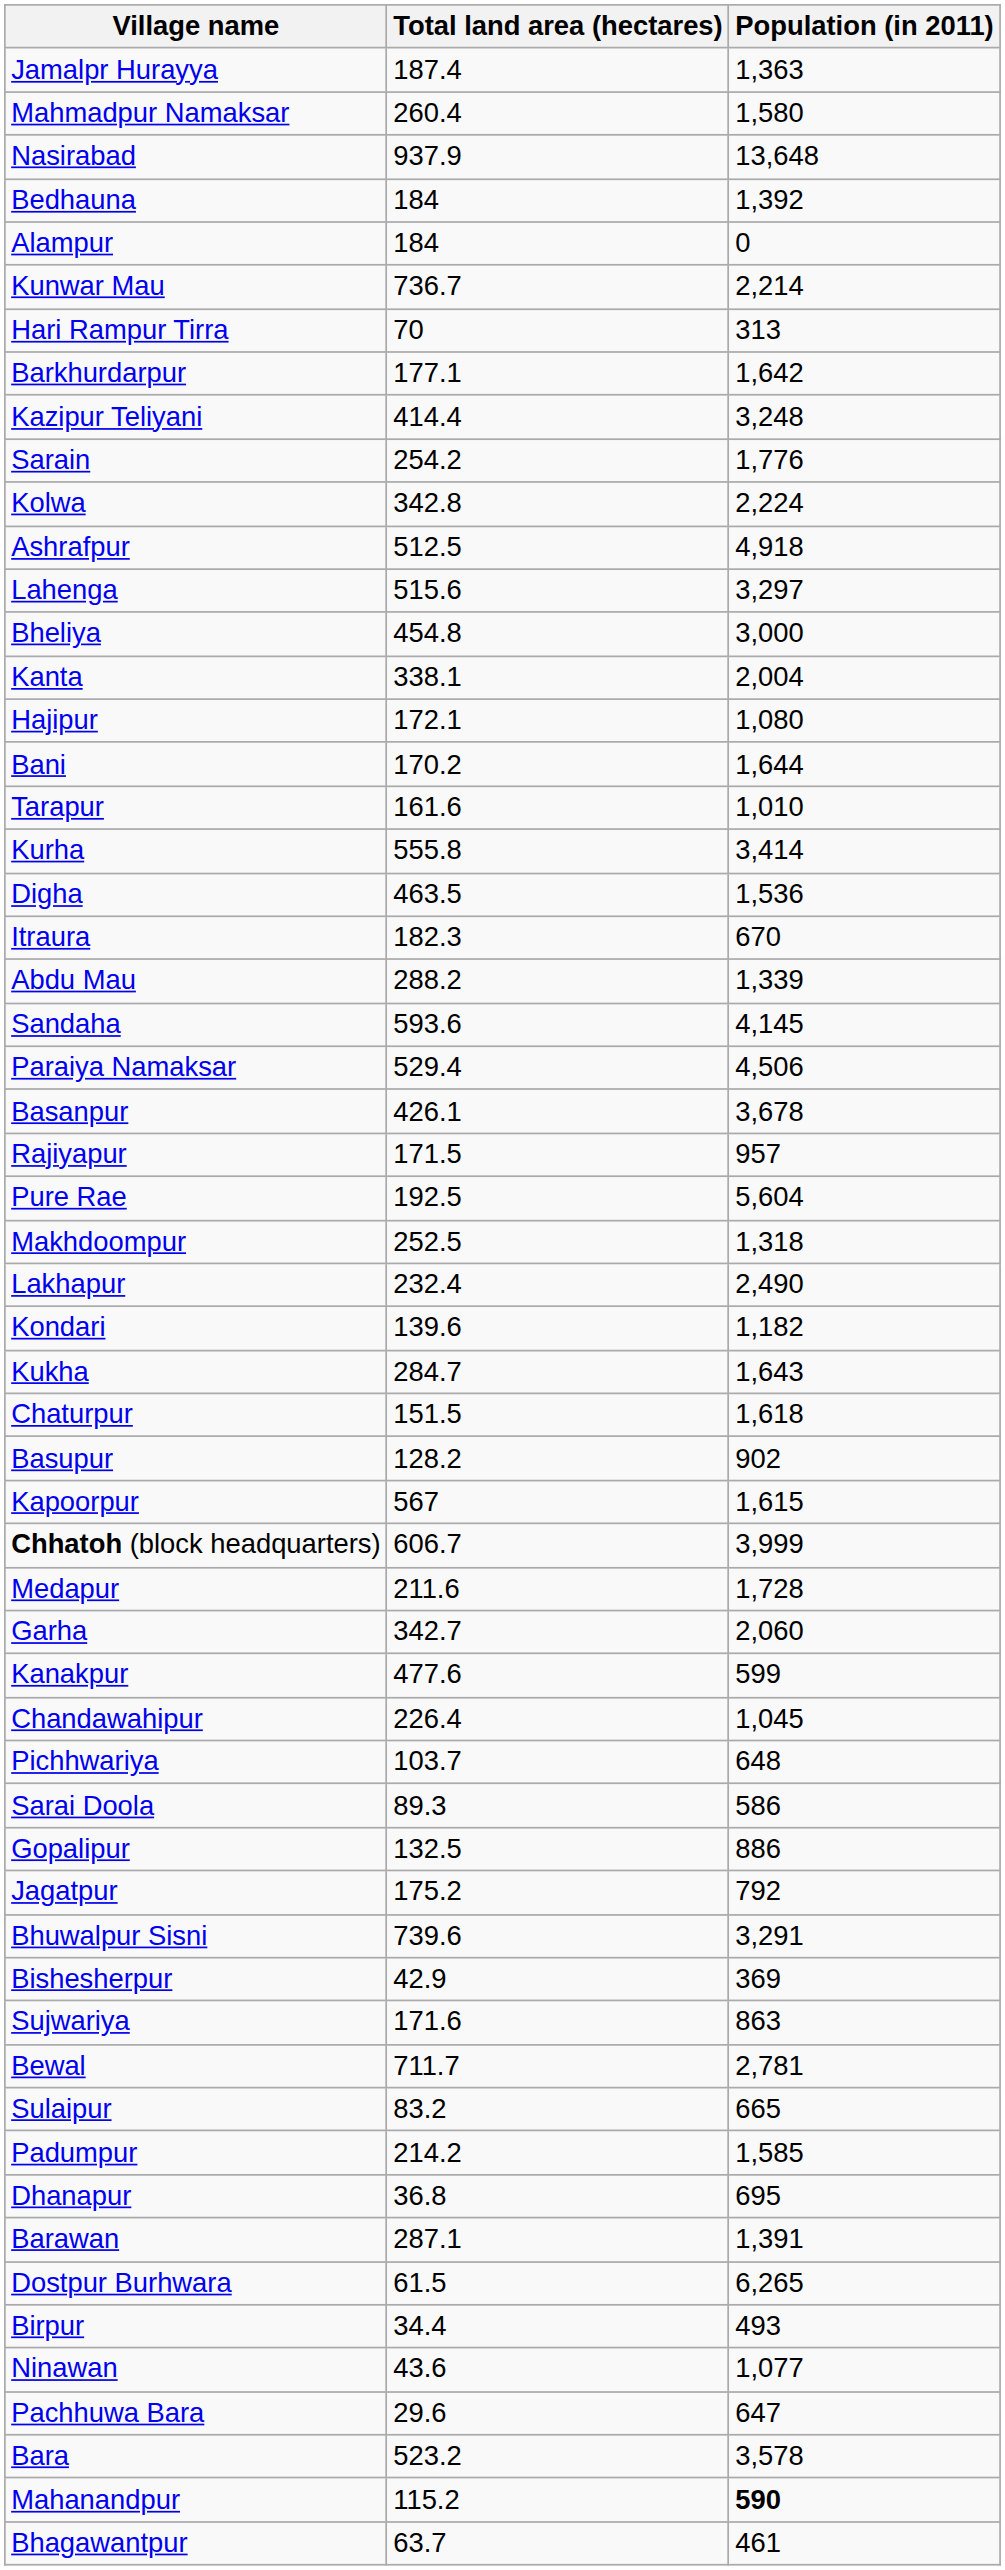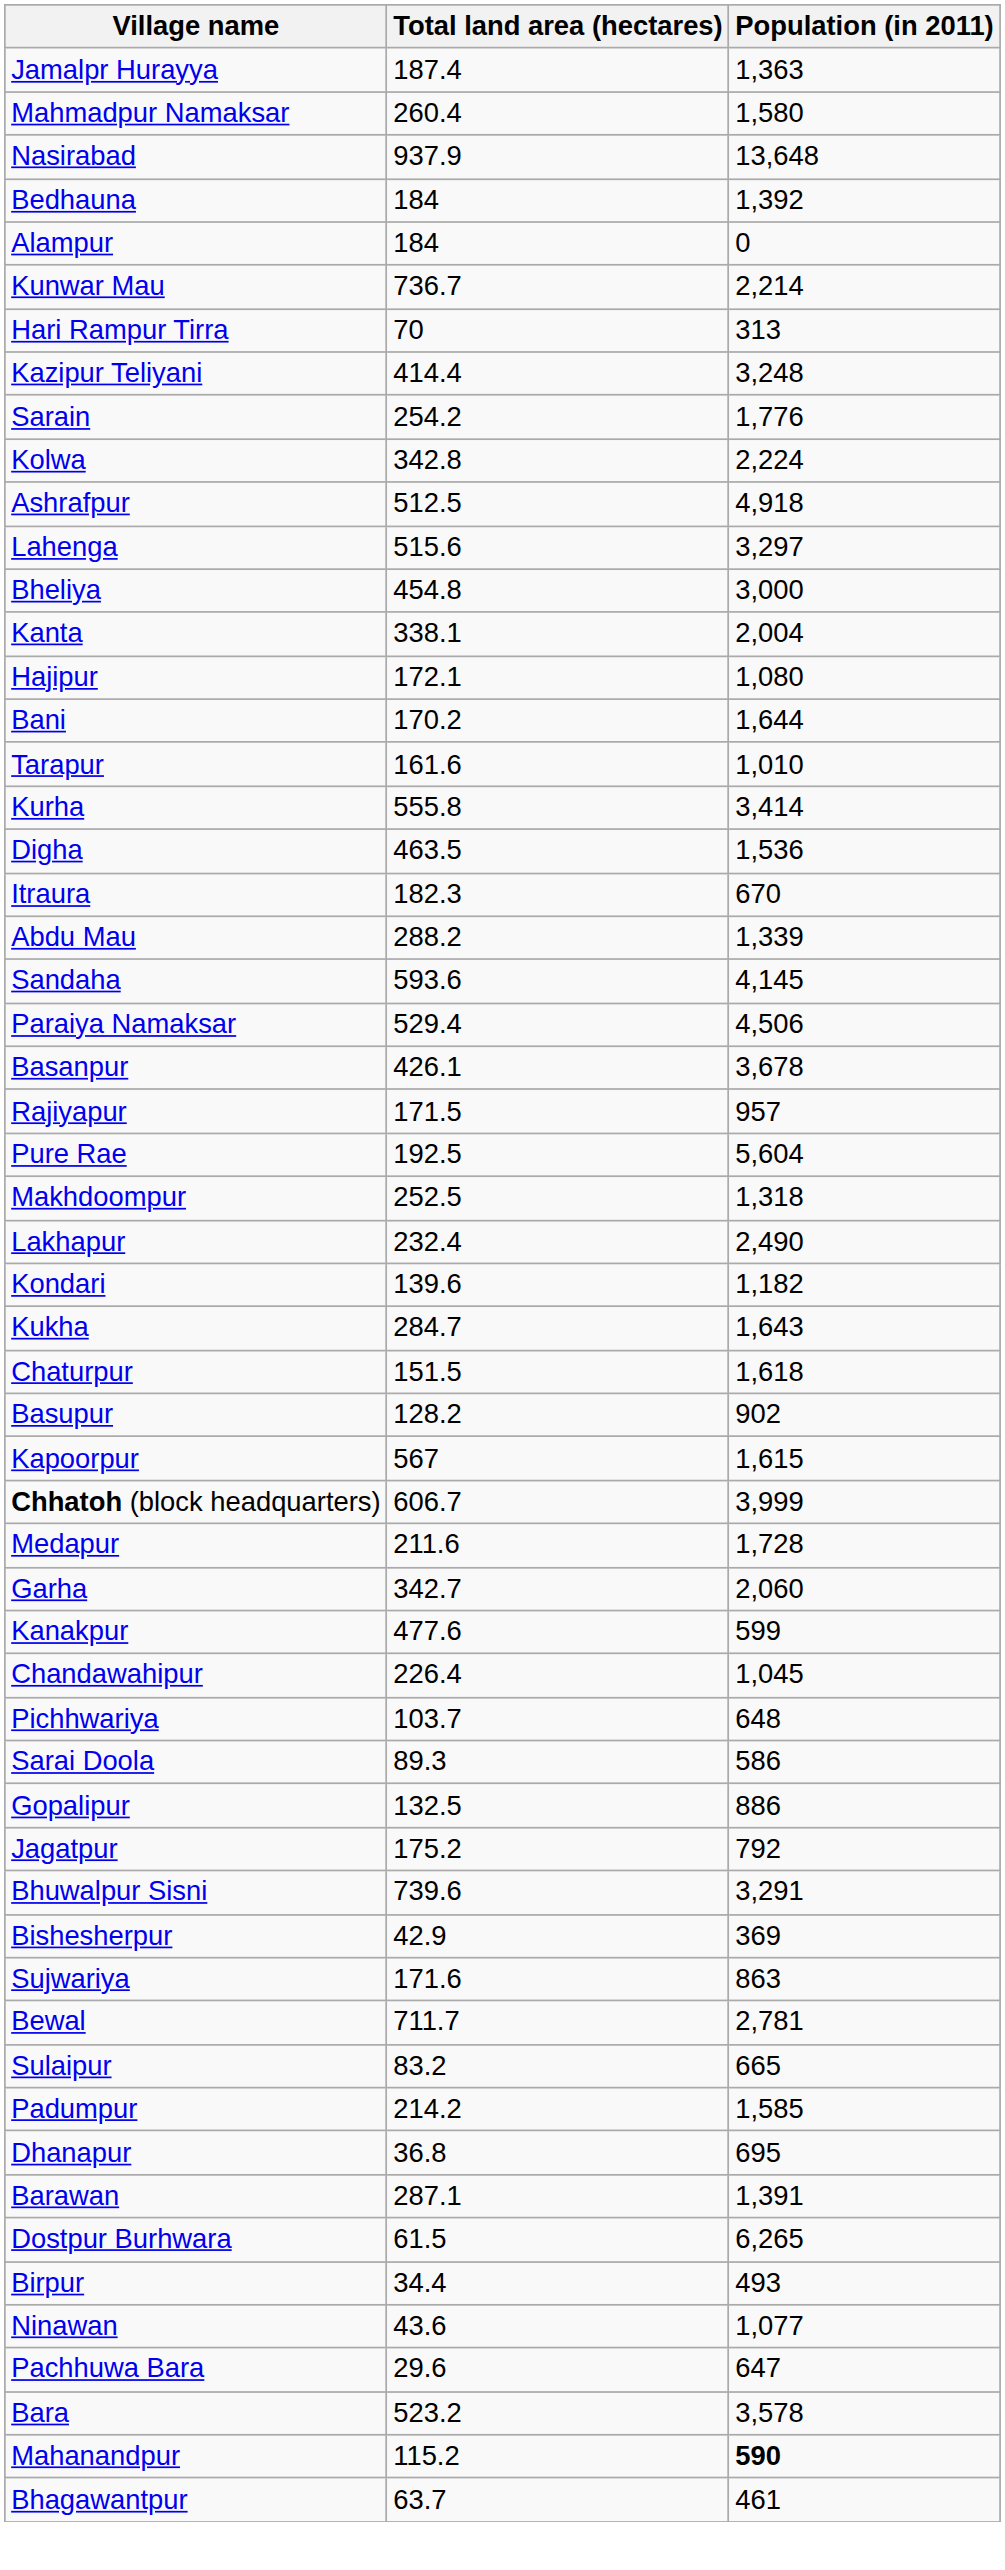- row: (99, 373)
